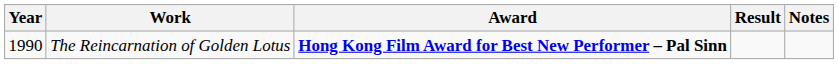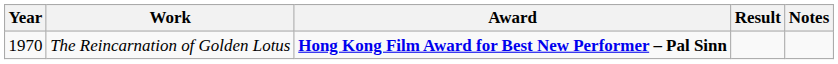(25, 44) 1990 -> (25, 44) 1970
